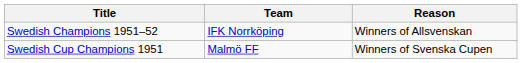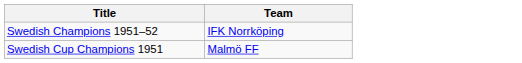- column: (435, 13)
